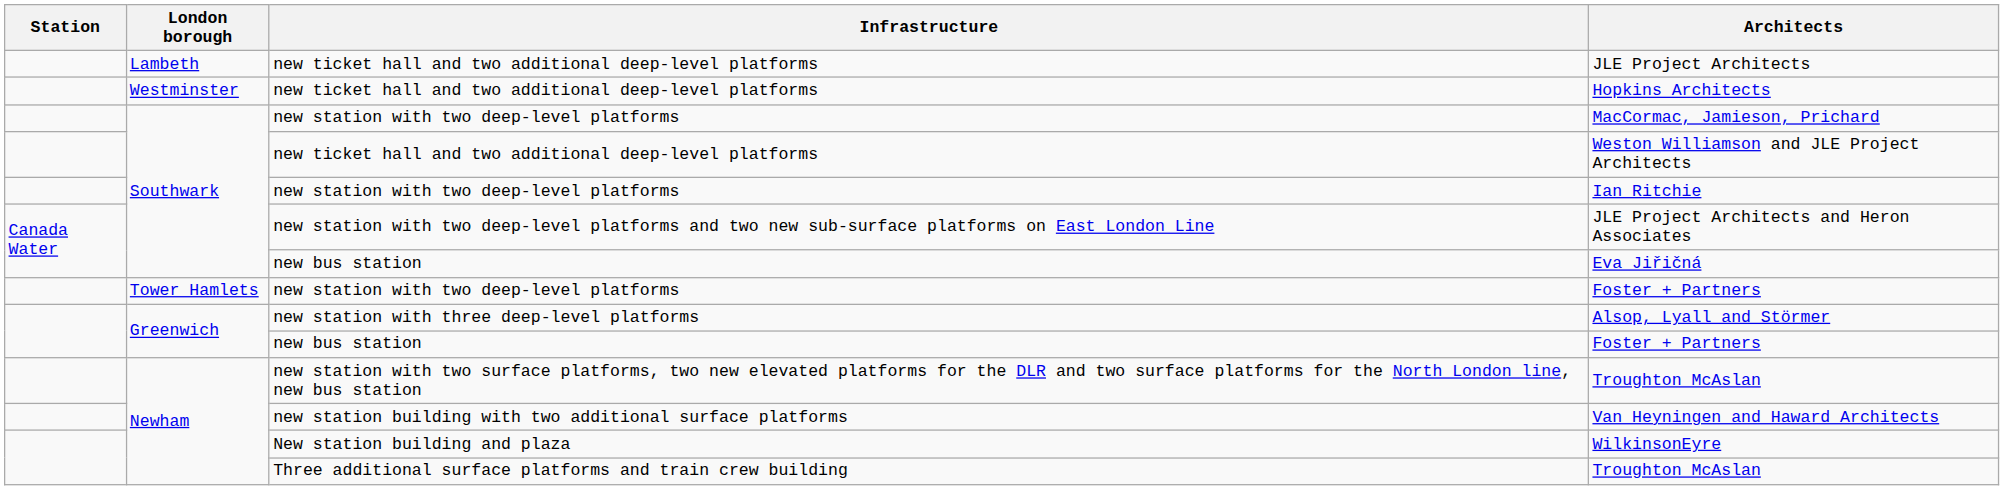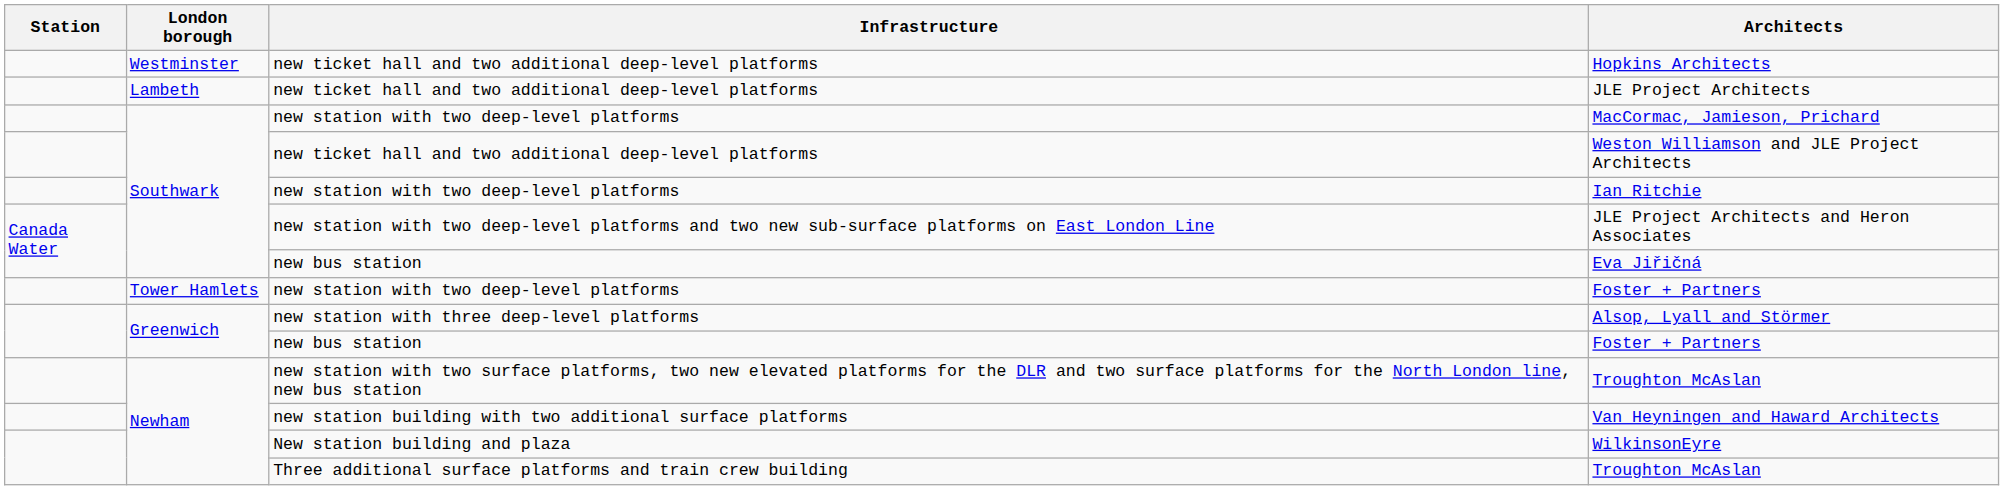rows swapped: (546, 91) <-> (546, 64)
